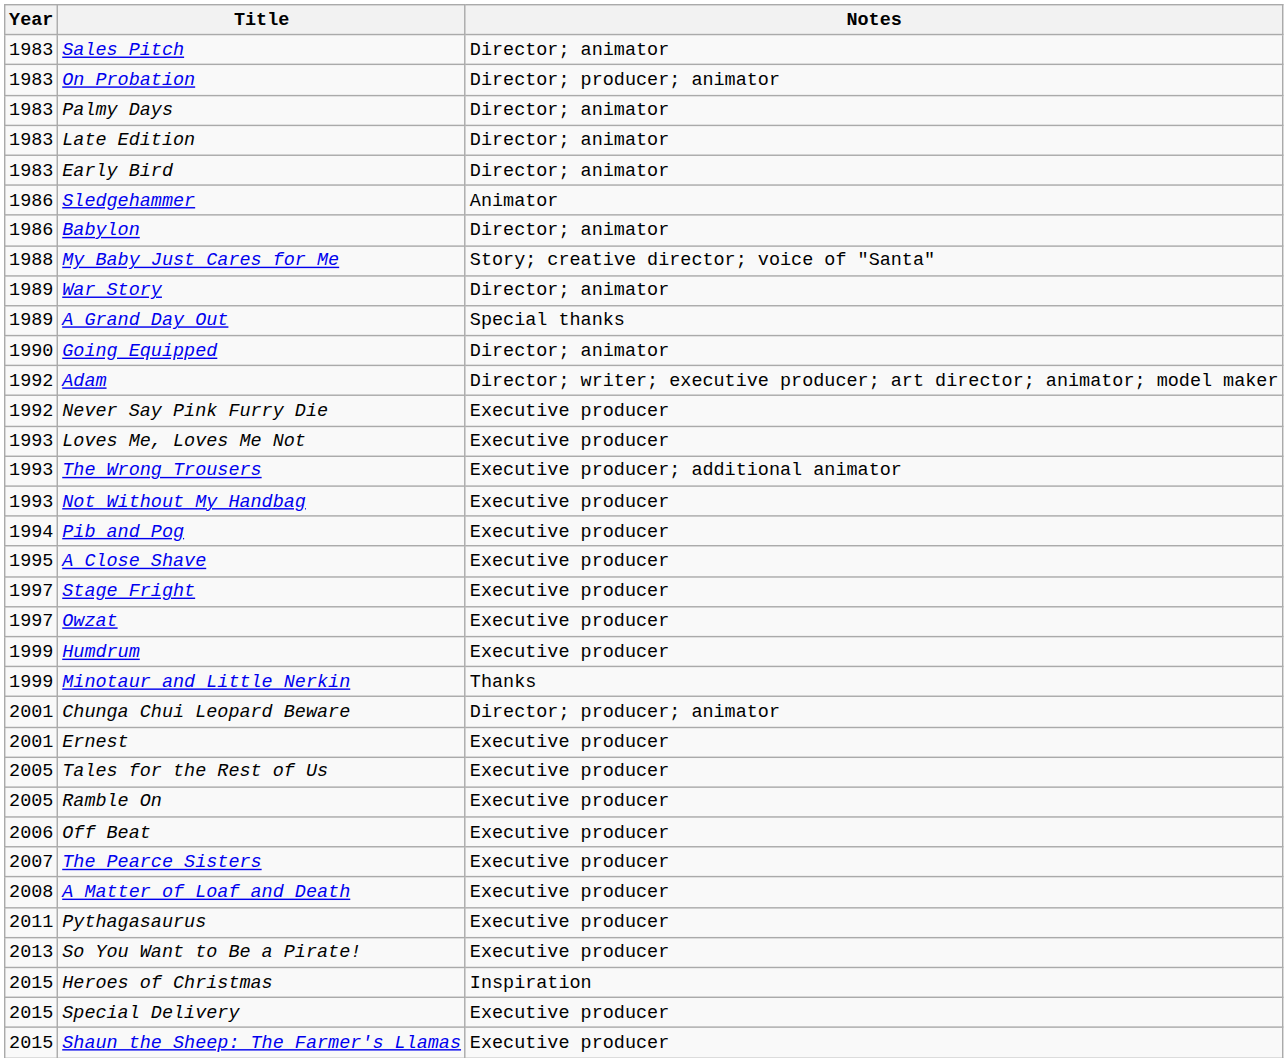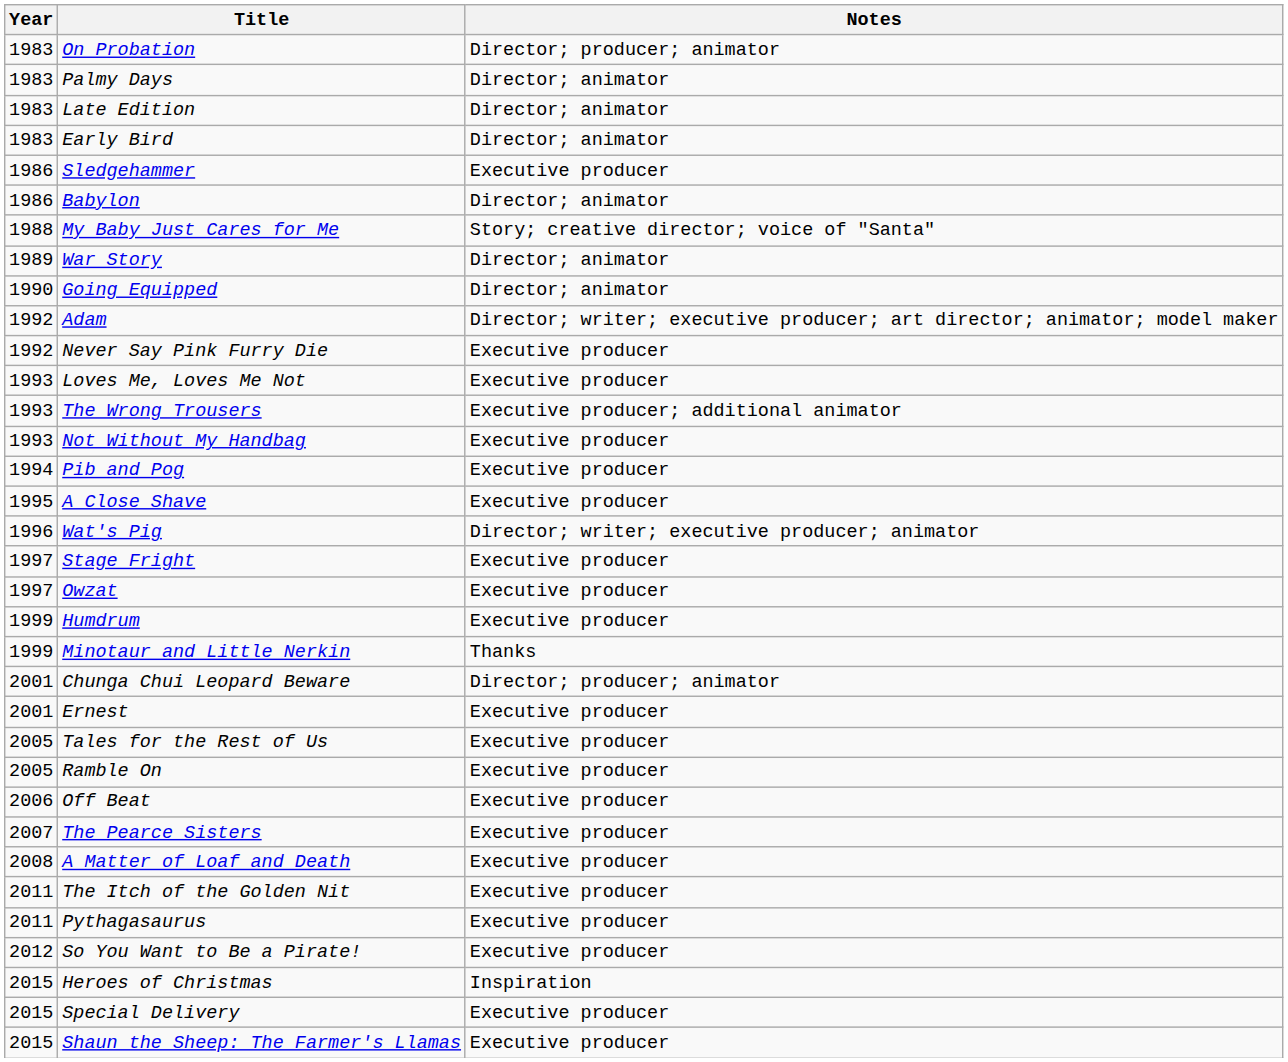- row: (123, 50)
(514, 200) Animator -> (570, 170) Executive producer
- row: (145, 321)
+ row: (112, 531)
+ row: (206, 892)
(31, 952) 2013 -> (31, 952) 2012
